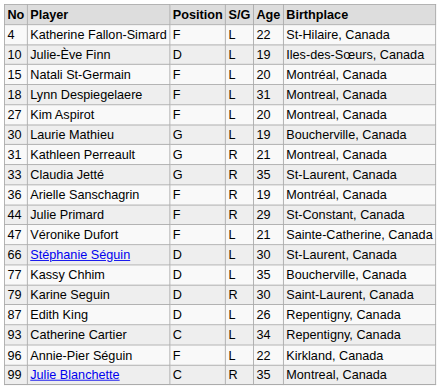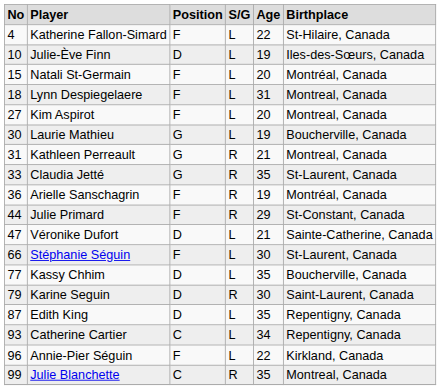(177, 235) F -> (177, 235) D
(177, 255) D -> (177, 255) F
(263, 315) 26 -> (263, 315) 35
